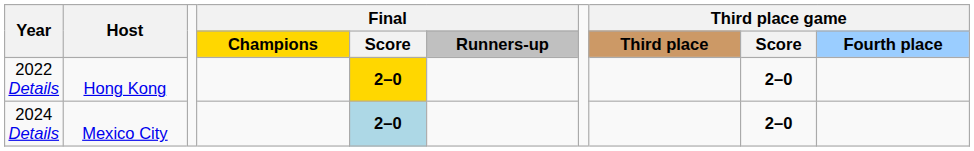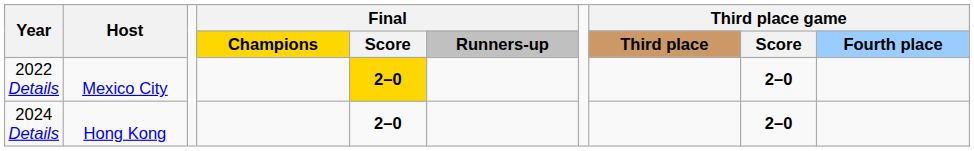(125, 89) Hong Kong -> (125, 89) Mexico City
(125, 133) Mexico City -> (125, 133) Hong Kong
(388, 124) lightblue background -> (388, 124) no background
